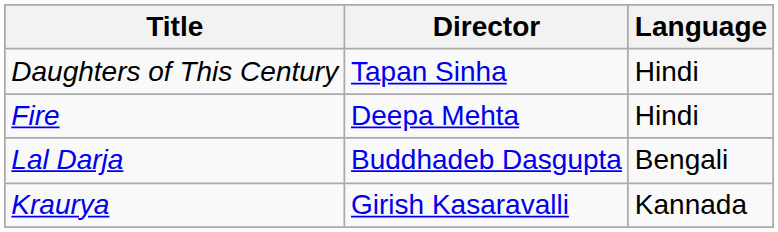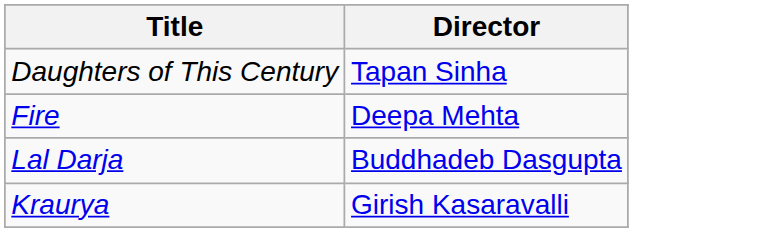- column: (701, 26)
